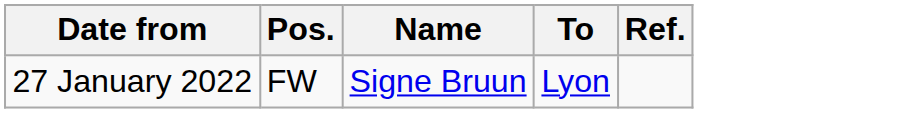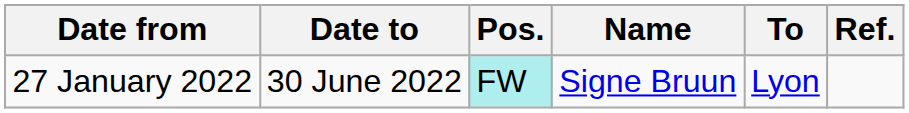+ column: (364, 30)
(292, 81) no background -> (502, 81) paleturquoise background
